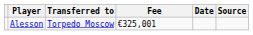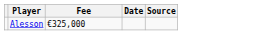- column: (81, 11)
(137, 24) €325,001 -> (66, 24) €325,000
